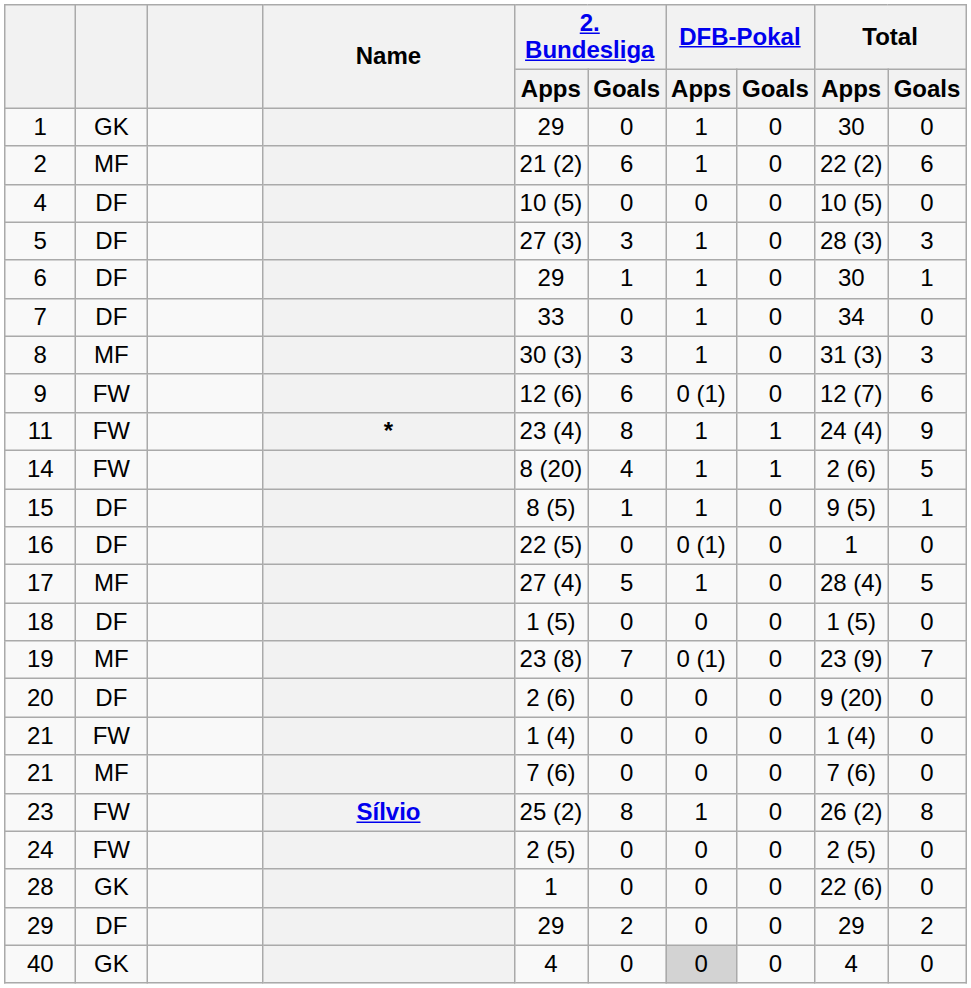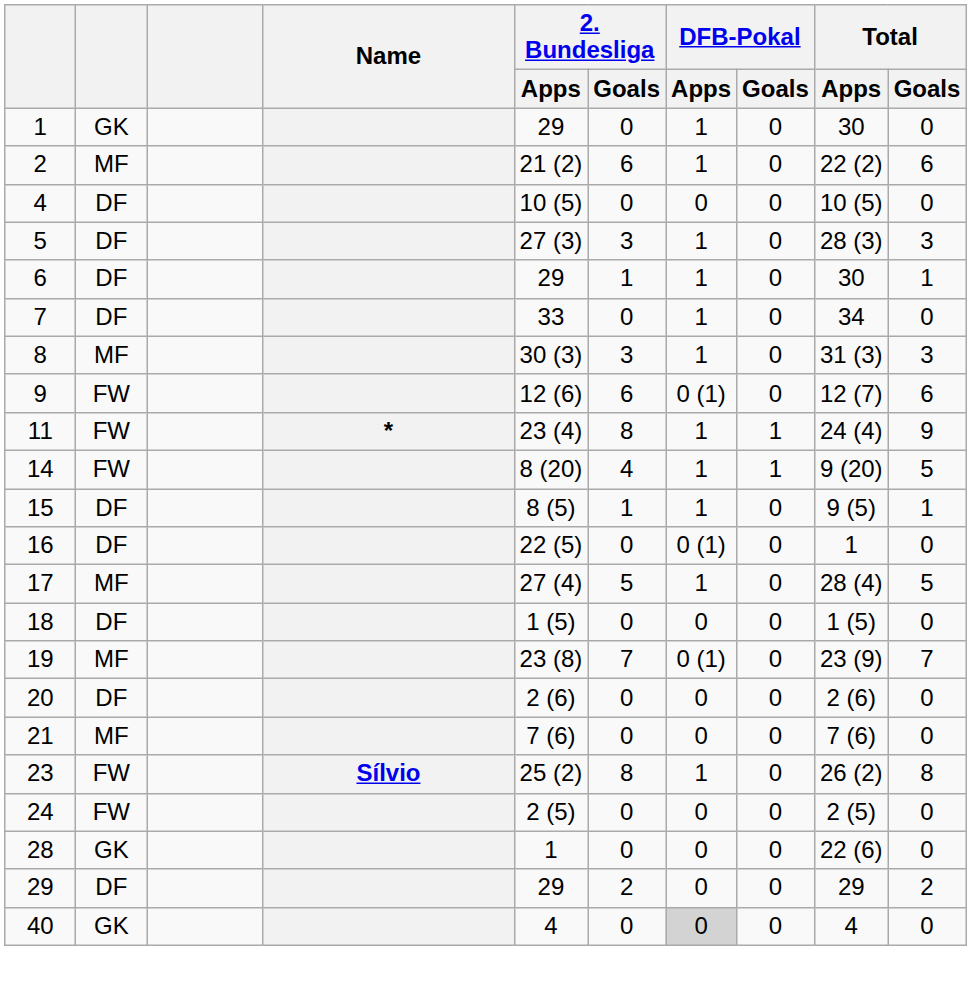(851, 469) 2 (6) -> (851, 469) 9 (20)
(851, 697) 9 (20) -> (851, 697) 2 (6)
- row: (40, 735)
